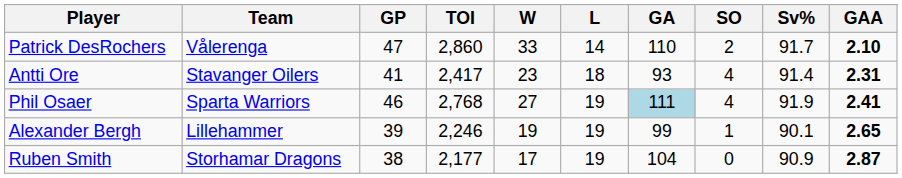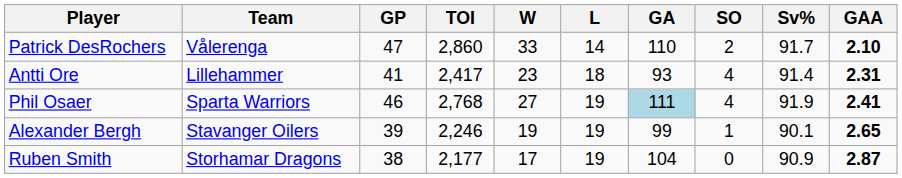(252, 74) Stavanger Oilers -> (235, 74) Lillehammer
(235, 131) Lillehammer -> (252, 131) Stavanger Oilers
